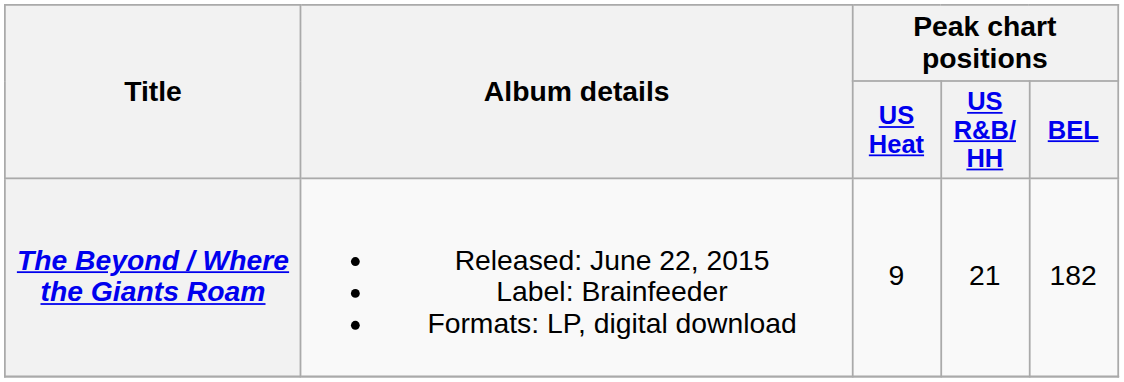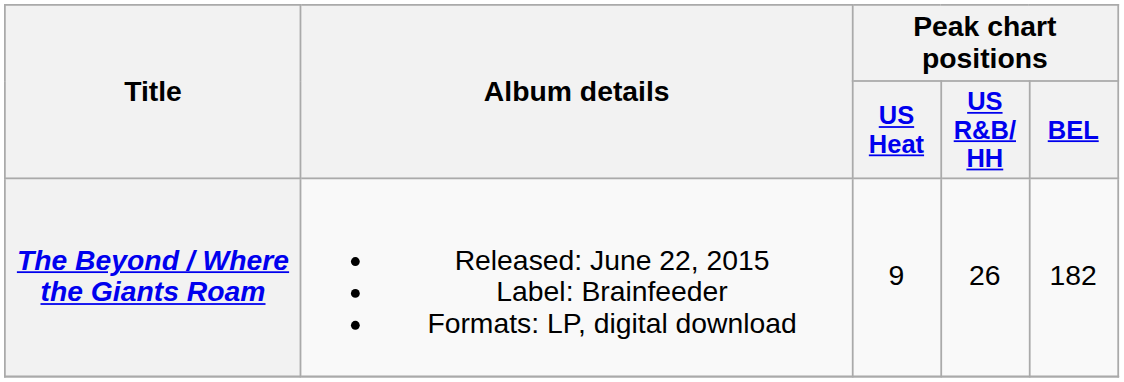(985, 276) 21 -> (985, 276) 26
